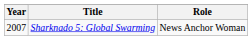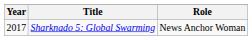(16, 27) 2007 -> (16, 27) 2017
